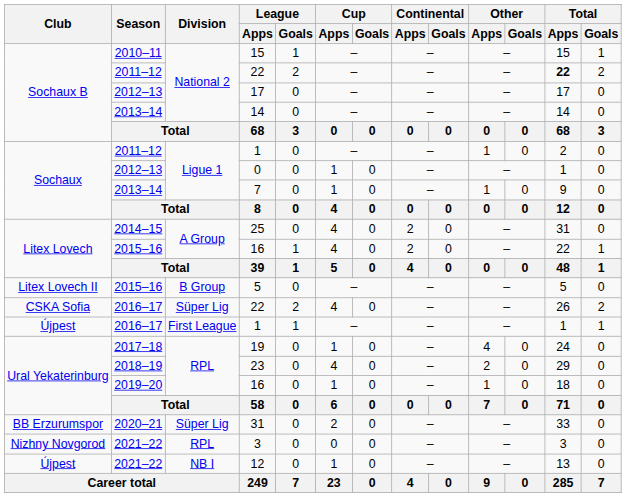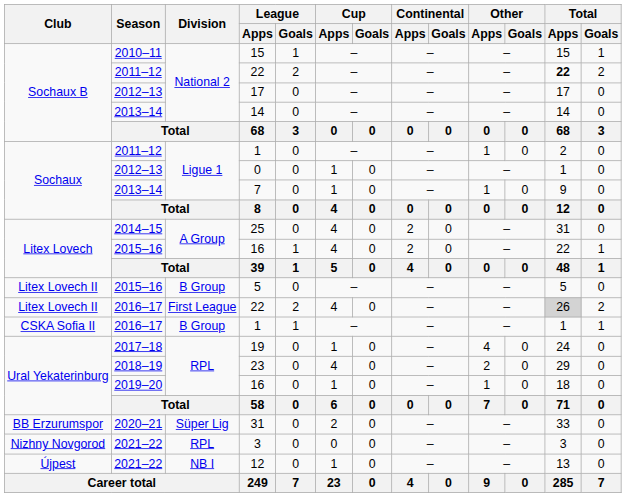(58, 307) CSKA Sofia -> (58, 307) Litex Lovech II
(202, 307) Süper Lig -> (202, 307) First League
(563, 307) no background -> (563, 307) lightgrey background
(58, 326) Újpest -> (58, 326) CSKA Sofia II
(202, 326) First League -> (202, 326) B Group
